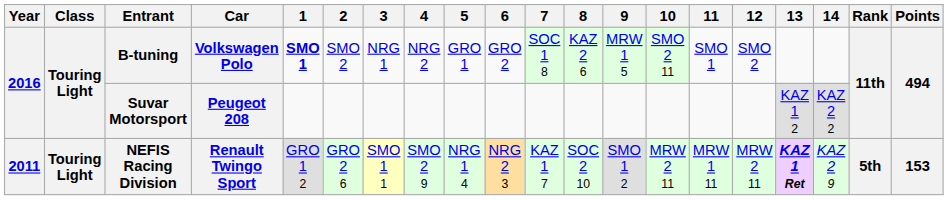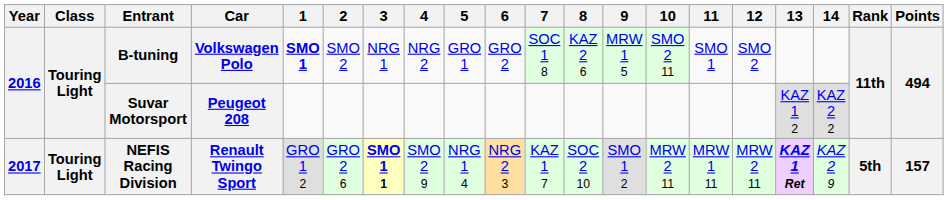(24, 166) 2011 -> (24, 166) 2017
(384, 166) normal -> (384, 166) bold
(918, 166) 153 -> (918, 166) 157
